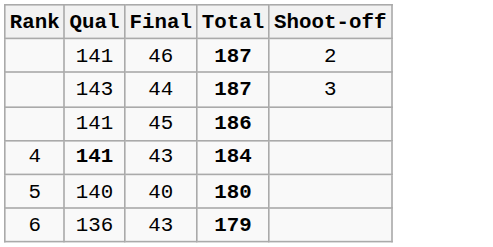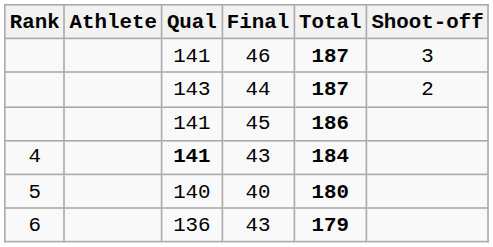+ column: (113, 22)
(330, 56) 2 -> (428, 56) 3
(330, 90) 3 -> (428, 90) 2
